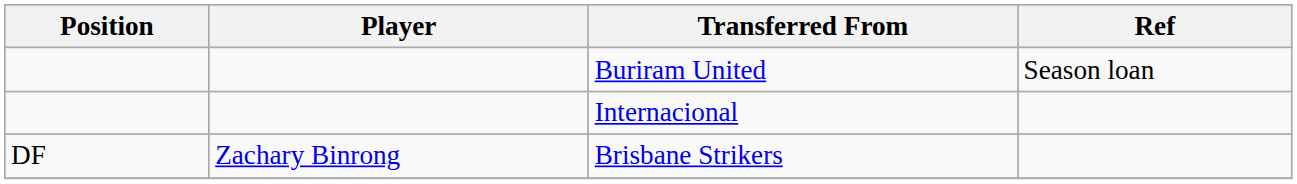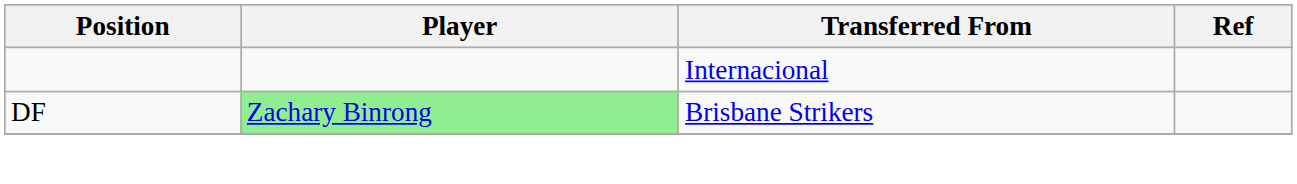- row: (680, 69)
(308, 155) no background -> (339, 112) lightgreen background
